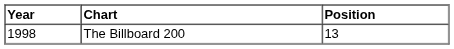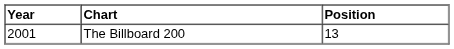(22, 34) 1998 -> (22, 34) 2001
